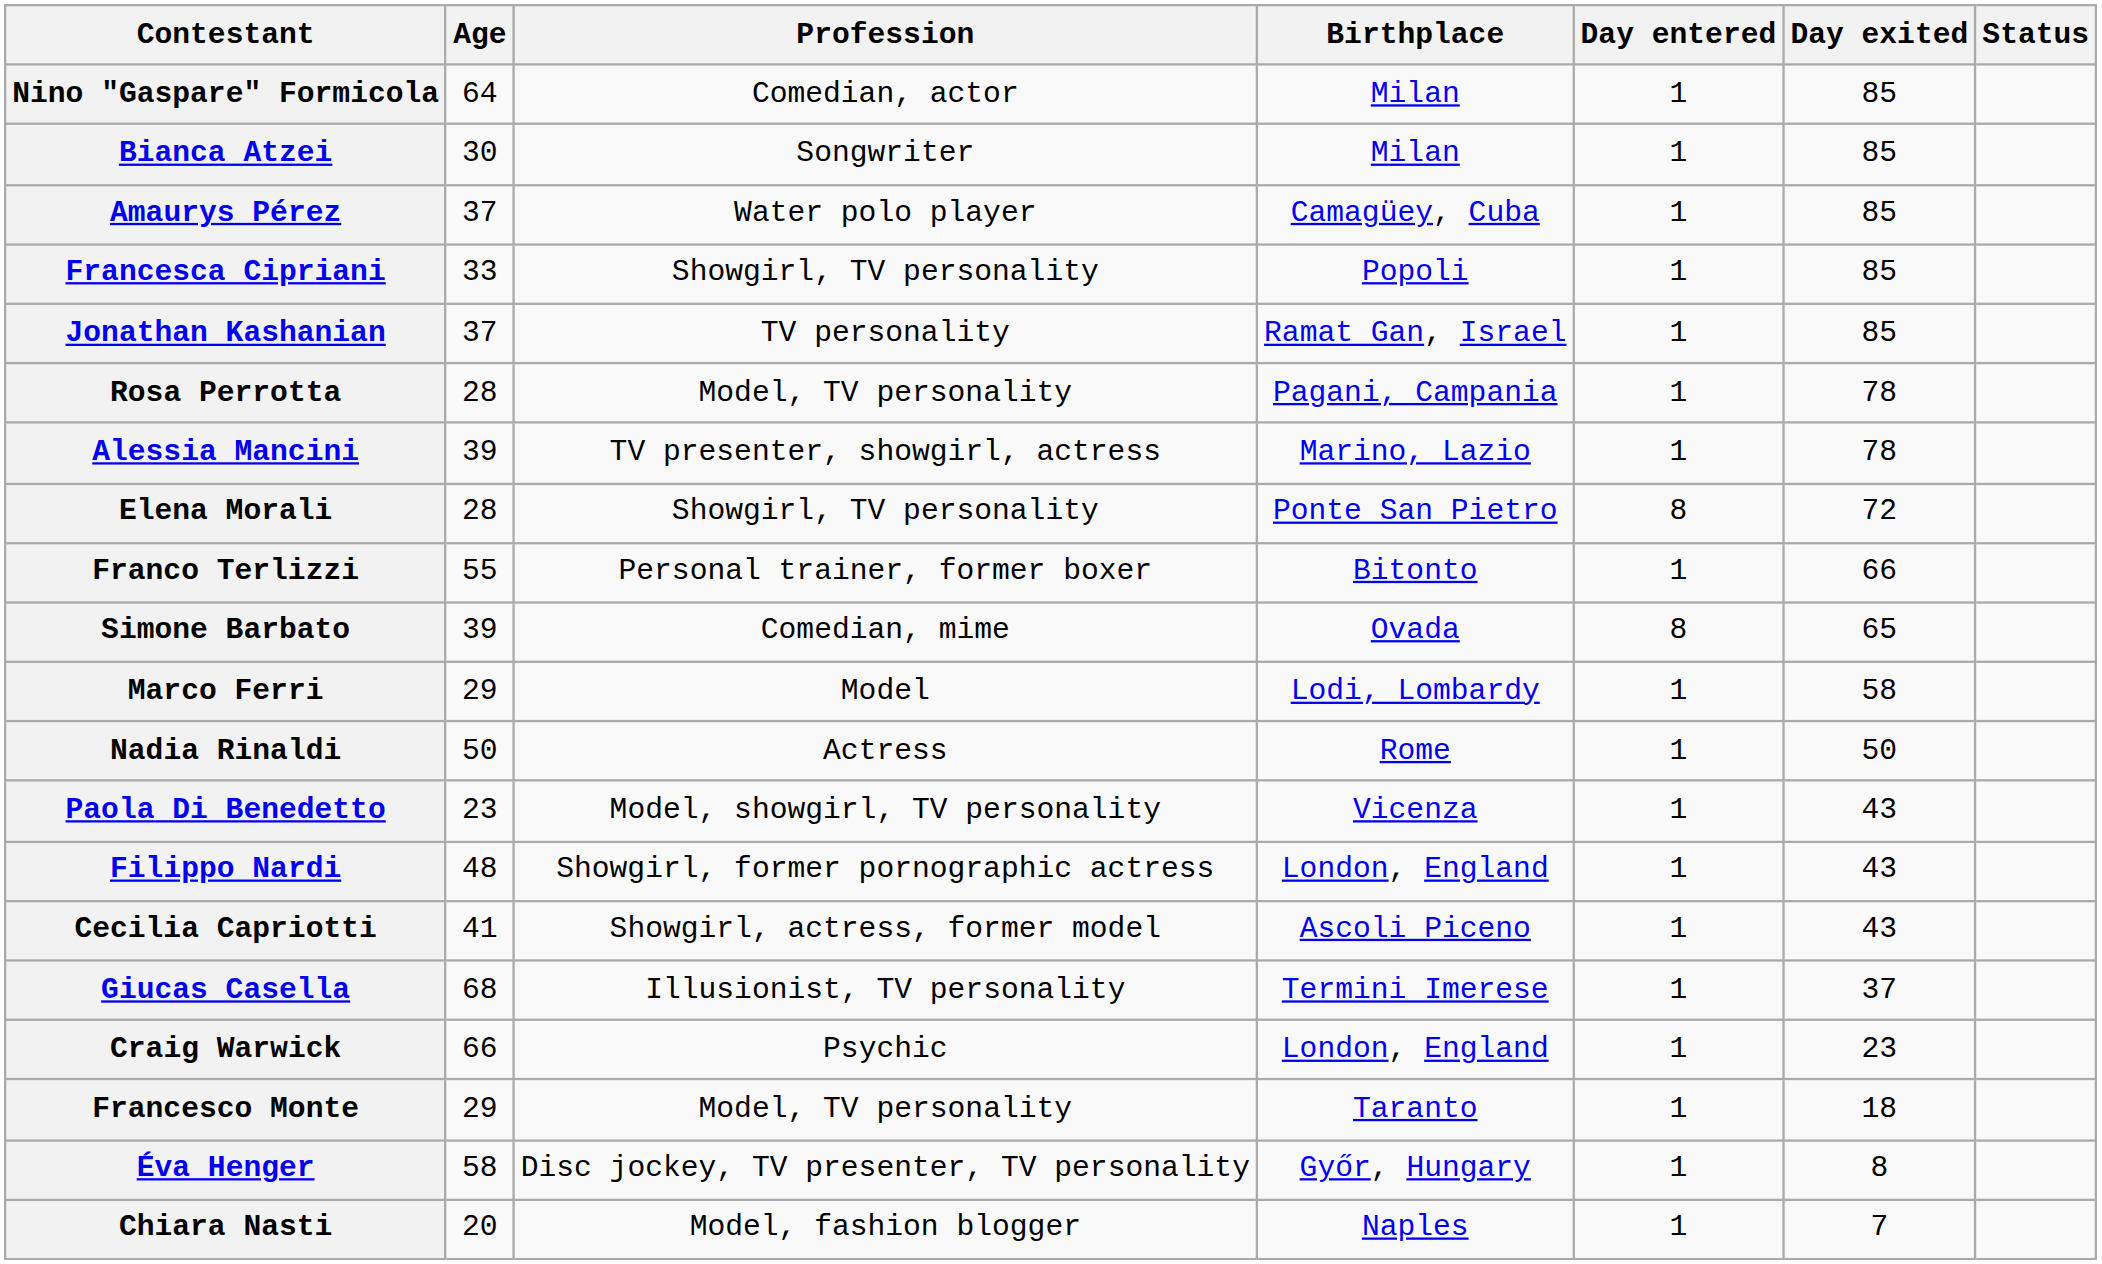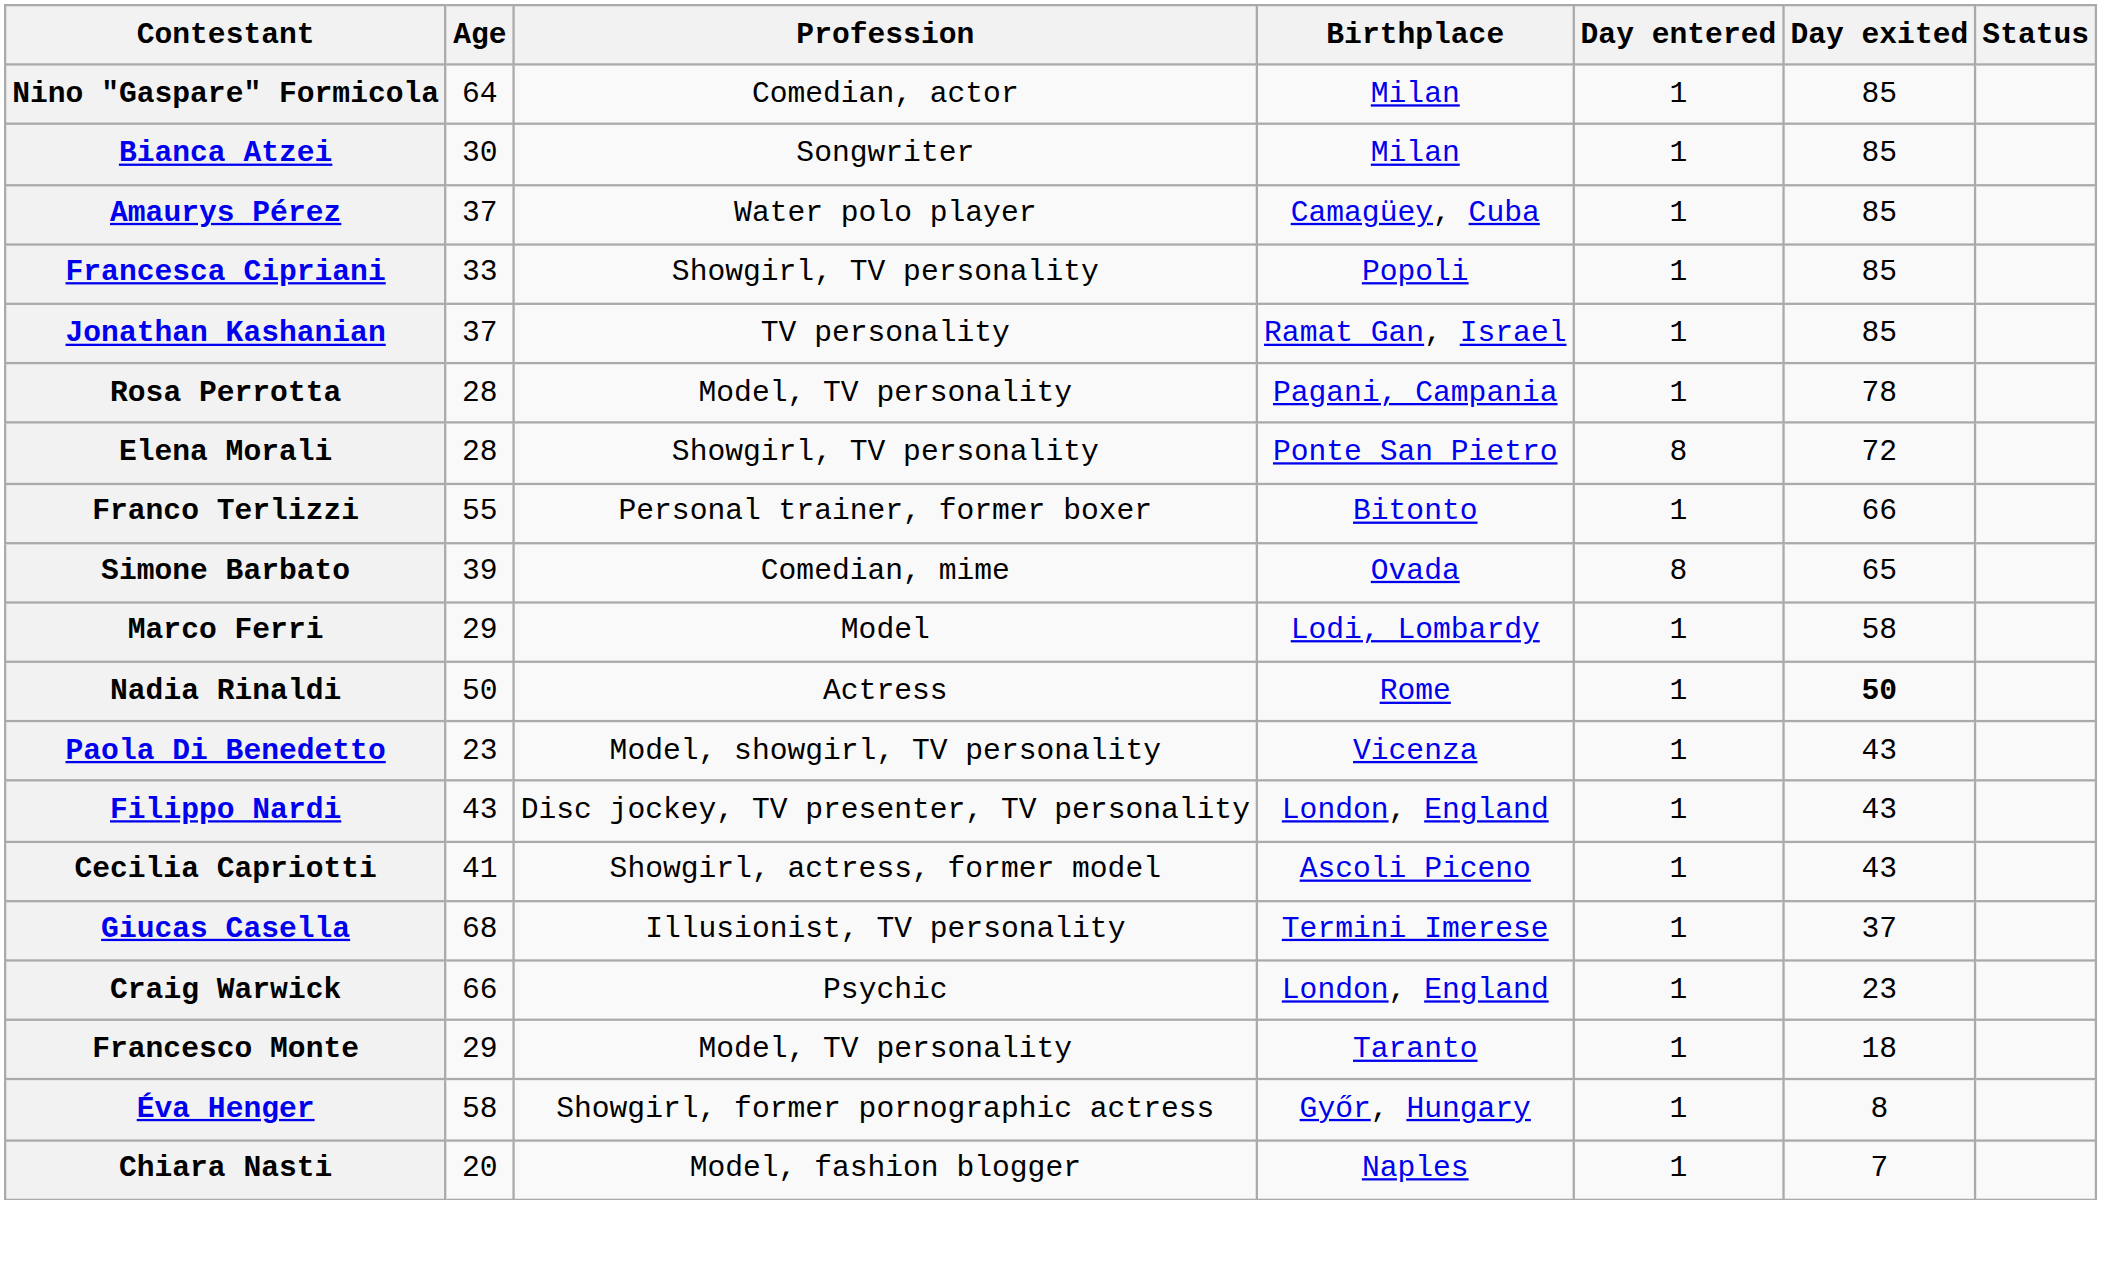- row: (226, 452)
(1879, 750) normal -> (1879, 691) bold
(480, 870) 48 -> (480, 810) 43
(885, 870) Showgirl, former pornographic actress -> (885, 810) Disc jockey, TV presenter, TV personality
(885, 1168) Disc jockey, TV presenter, TV personality -> (885, 1109) Showgirl, former pornographic actress
